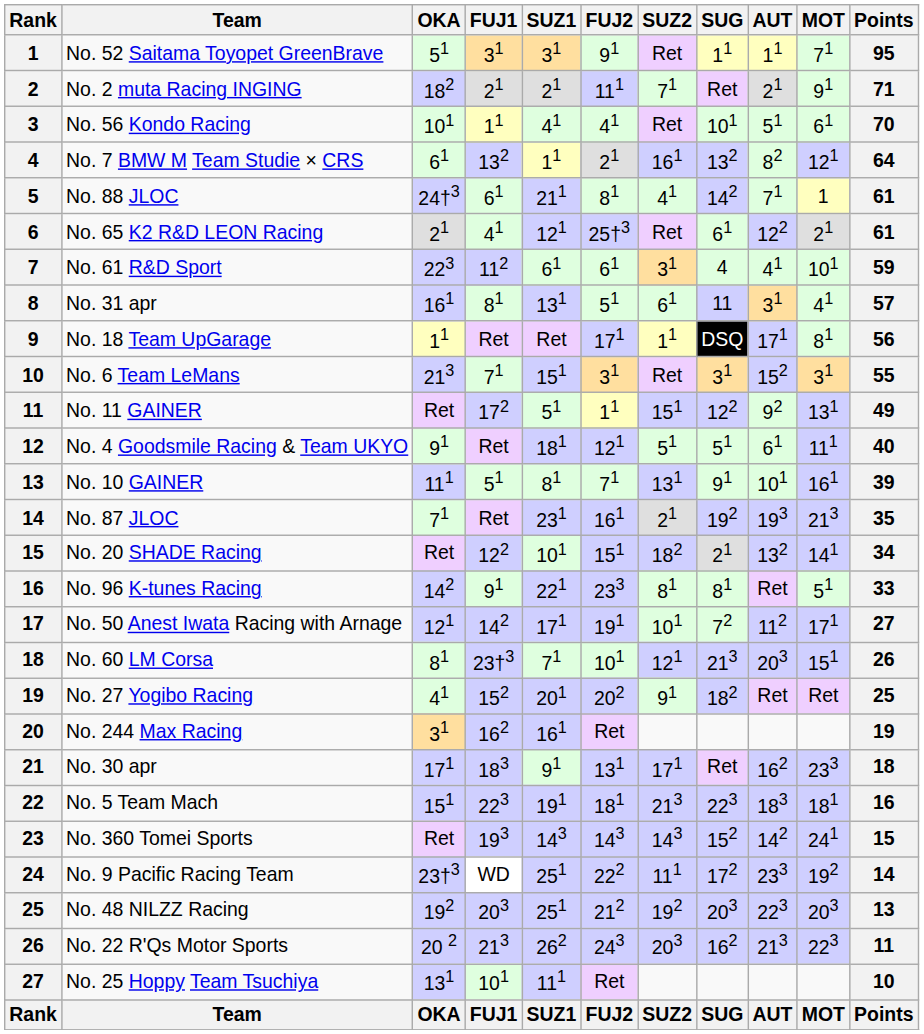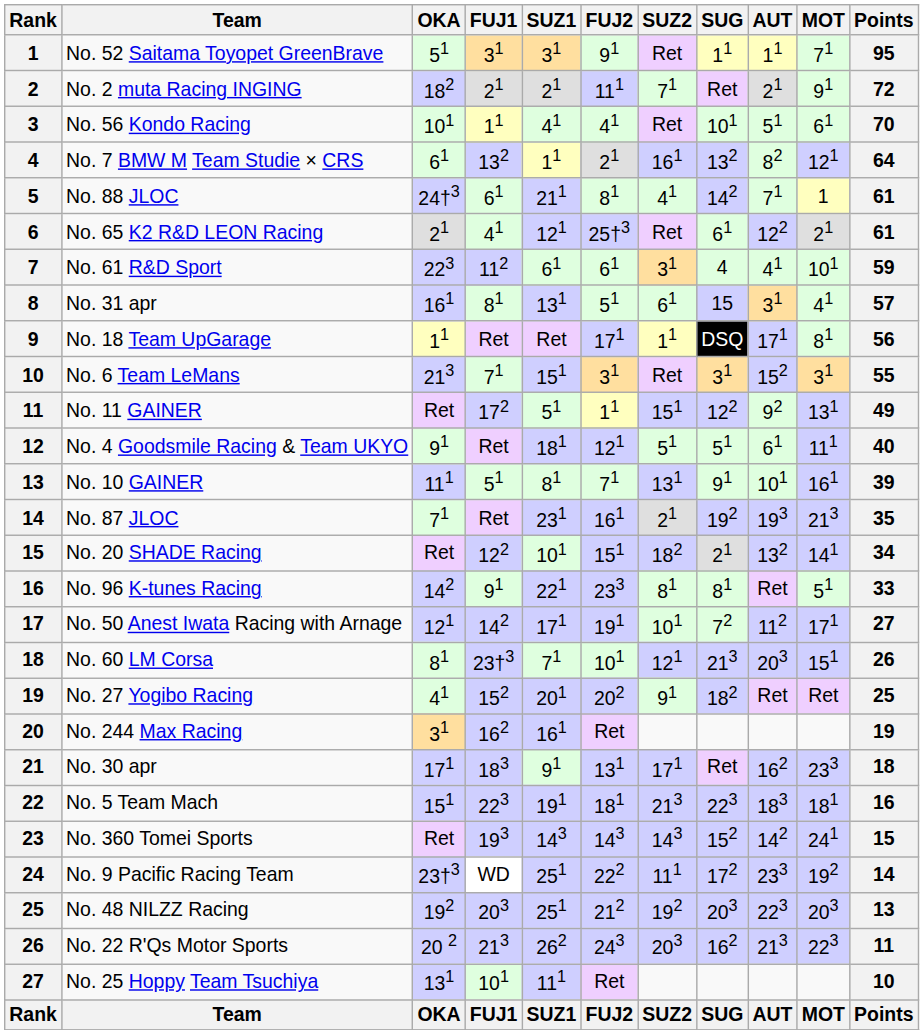(884, 89) 71 -> (884, 89) 72
(722, 303) 11 -> (722, 303) 15
